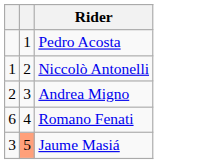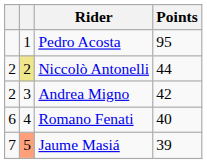+ column: (177, 16)
(12, 68) 1 -> (12, 68) 2
(27, 68) no background -> (27, 68) khaki background
(12, 144) 3 -> (12, 144) 7
